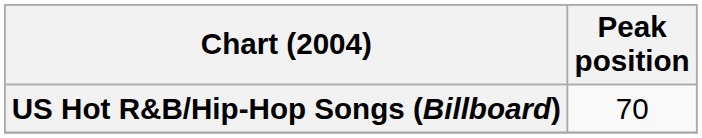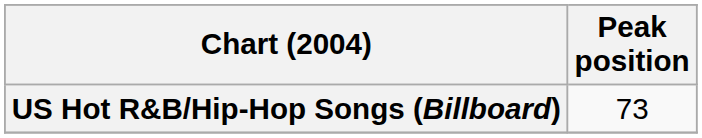(632, 108) 70 -> (632, 108) 73
